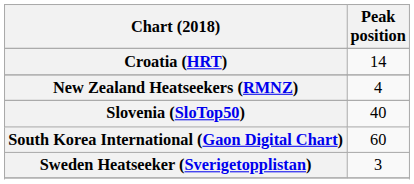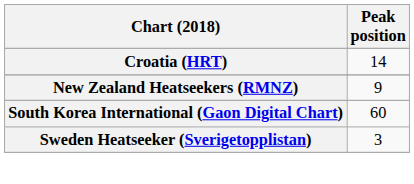(378, 87) 4 -> (378, 87) 9
- row: (176, 113)
